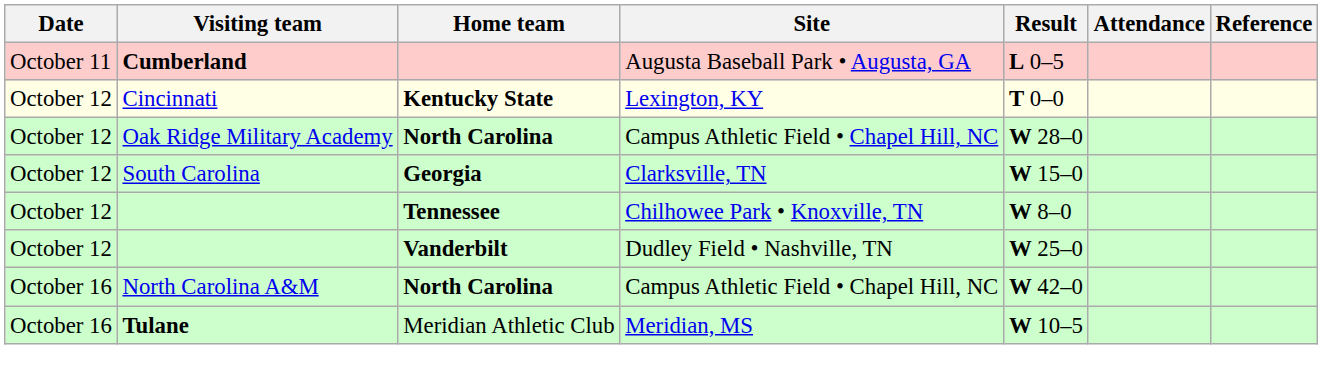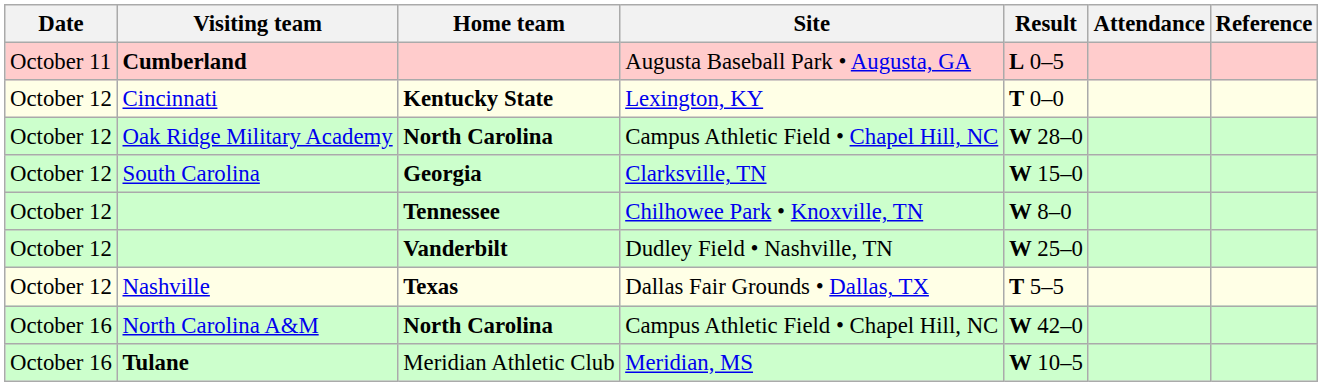+ row: (166, 286)
